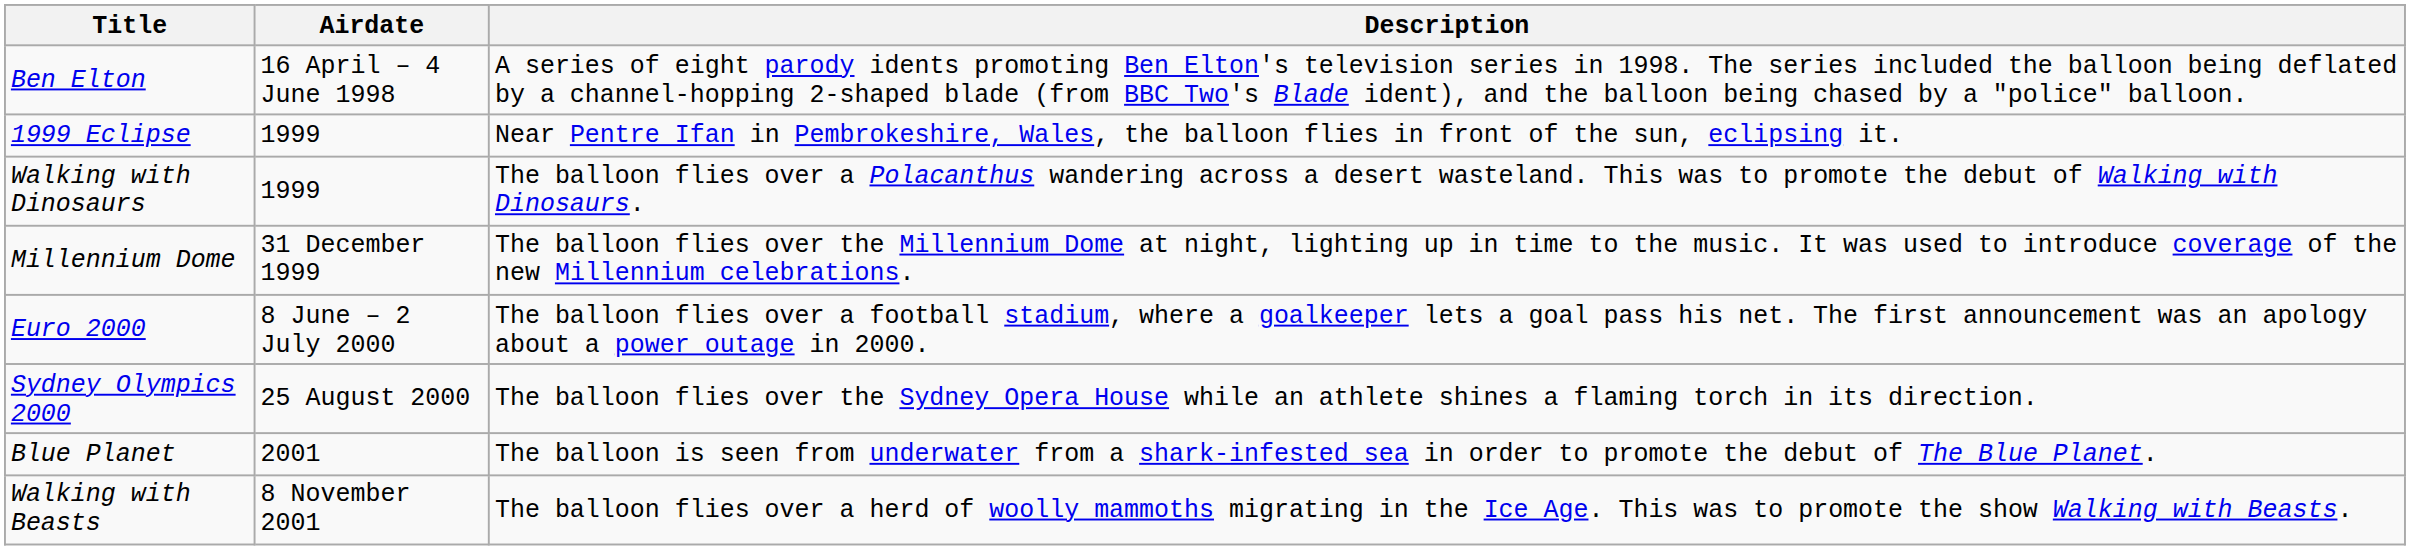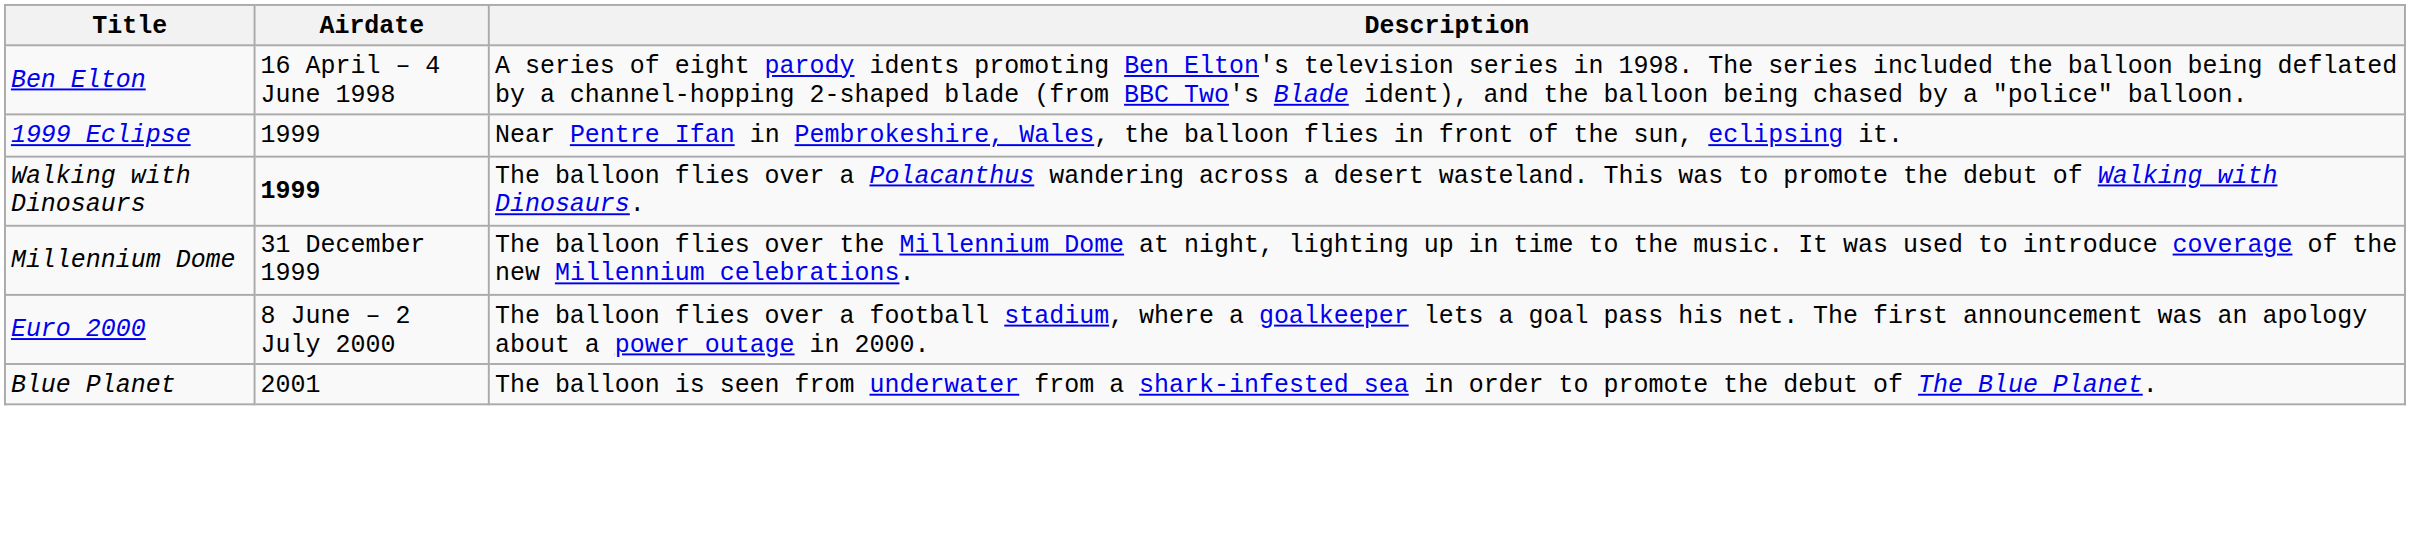(291, 191) normal -> (291, 191) bold
- row: (123, 399)
- row: (101, 509)
